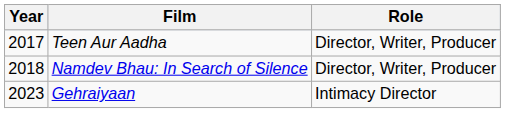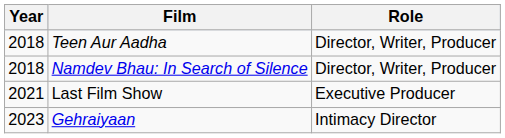(26, 42) 2017 -> (26, 42) 2018
+ row: (107, 94)
